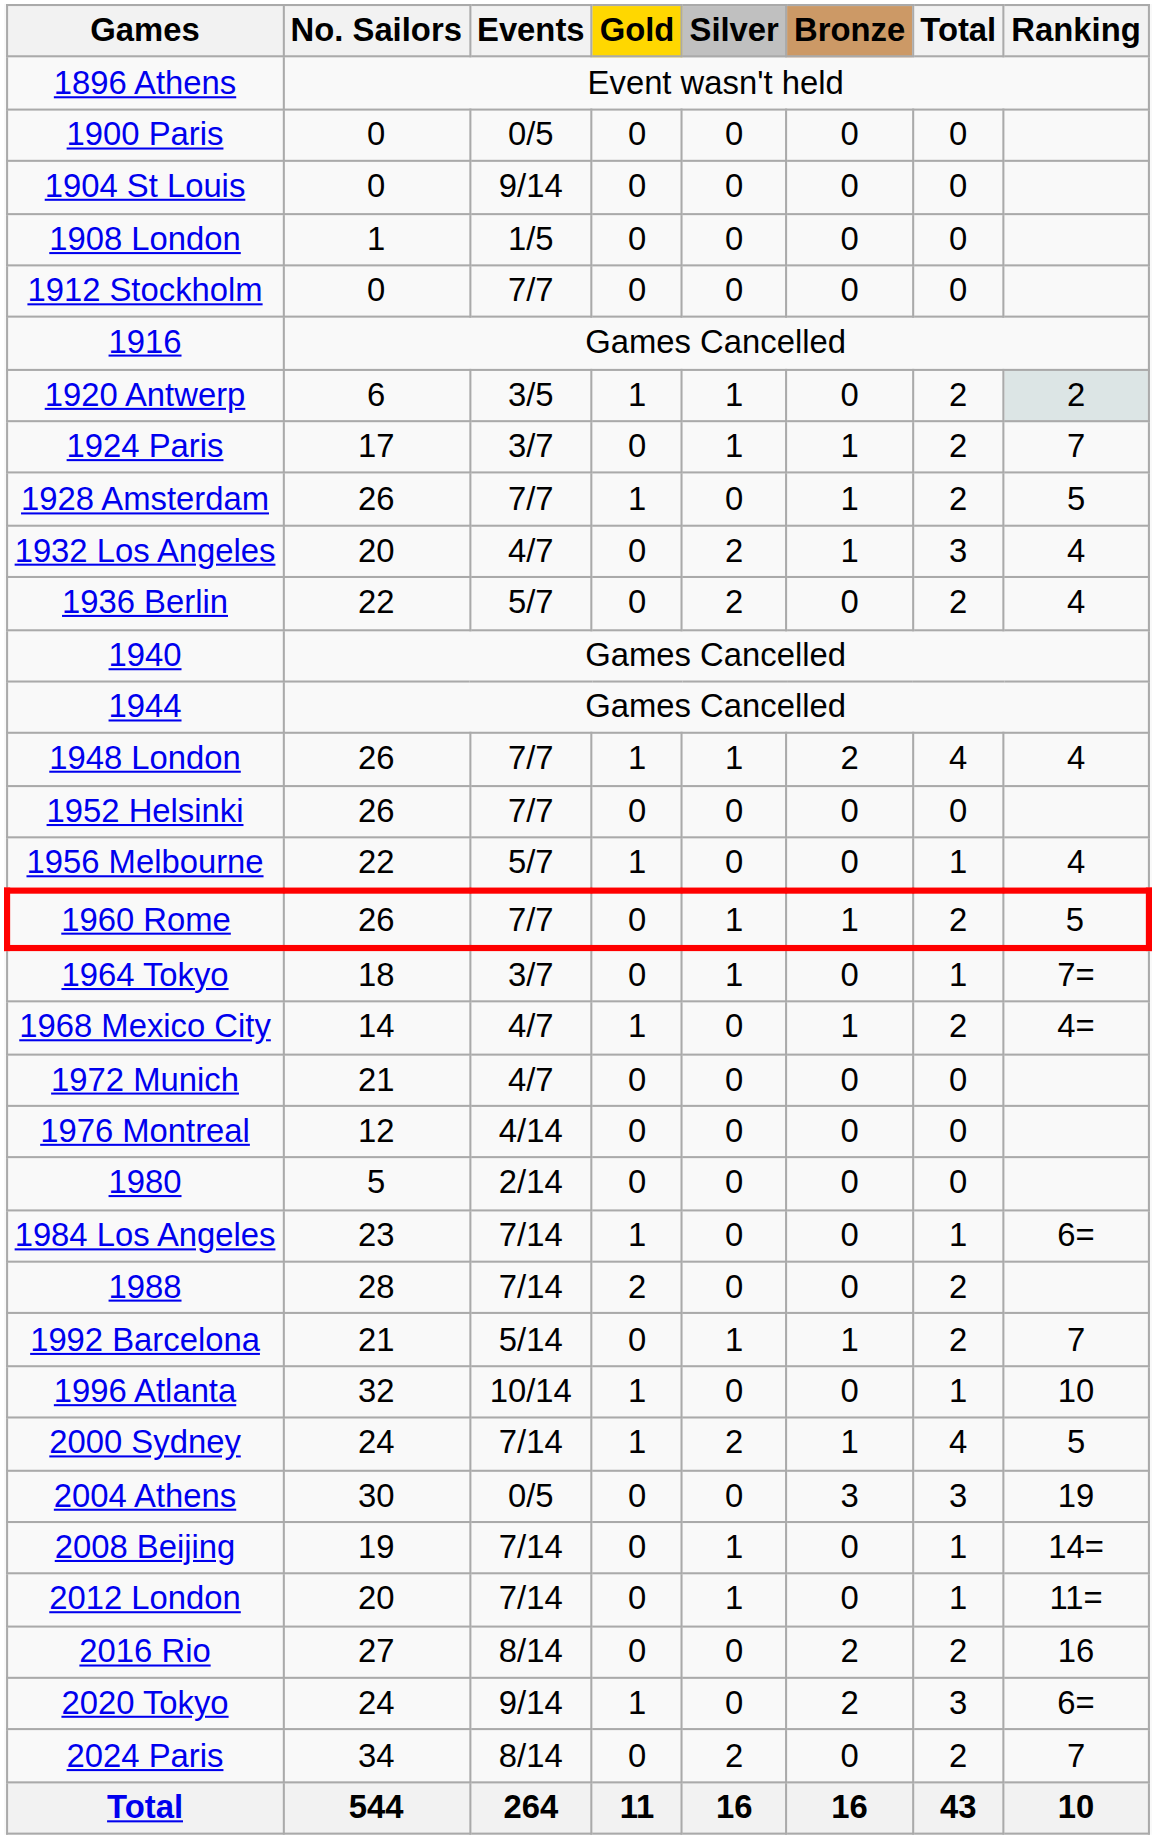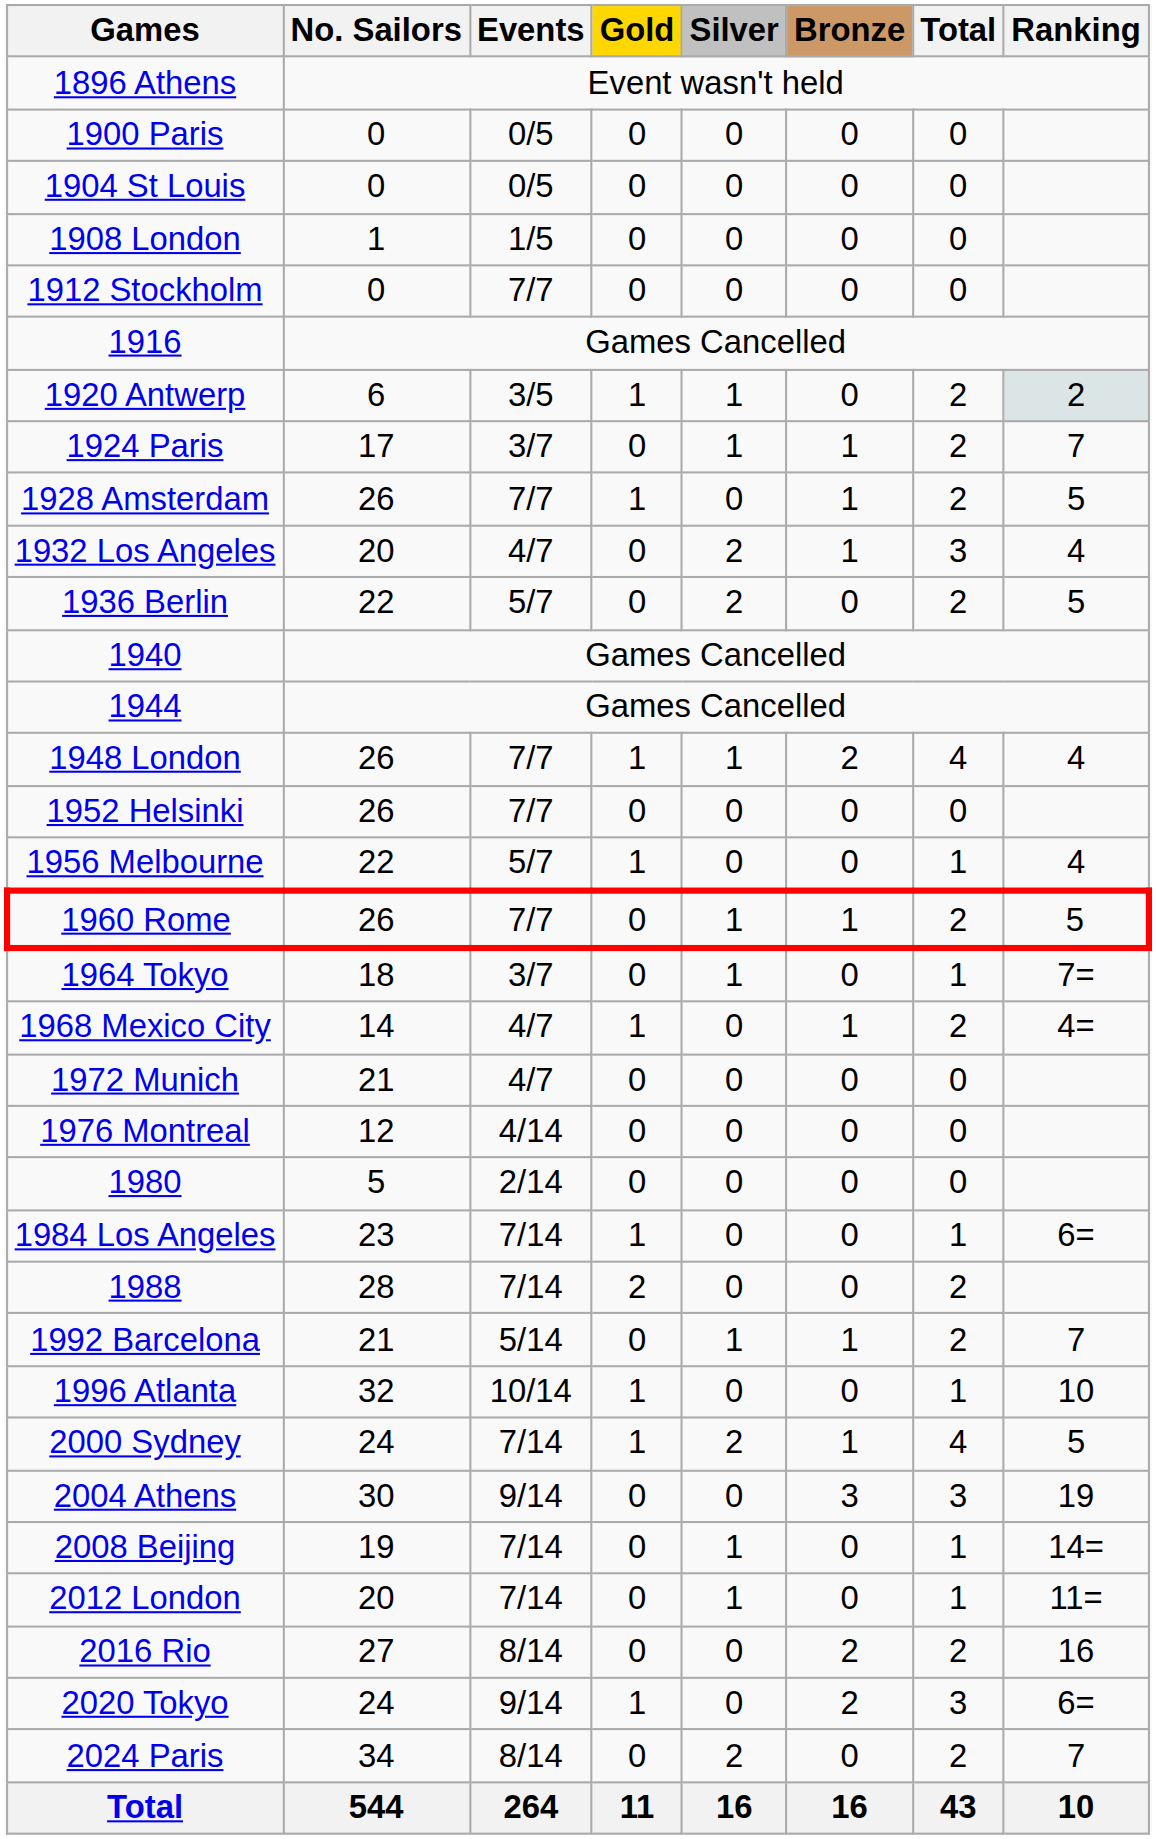(531, 186) 9/14 -> (531, 186) 0/5
(1076, 602) 4 -> (1076, 602) 5
(531, 1495) 0/5 -> (531, 1495) 9/14
